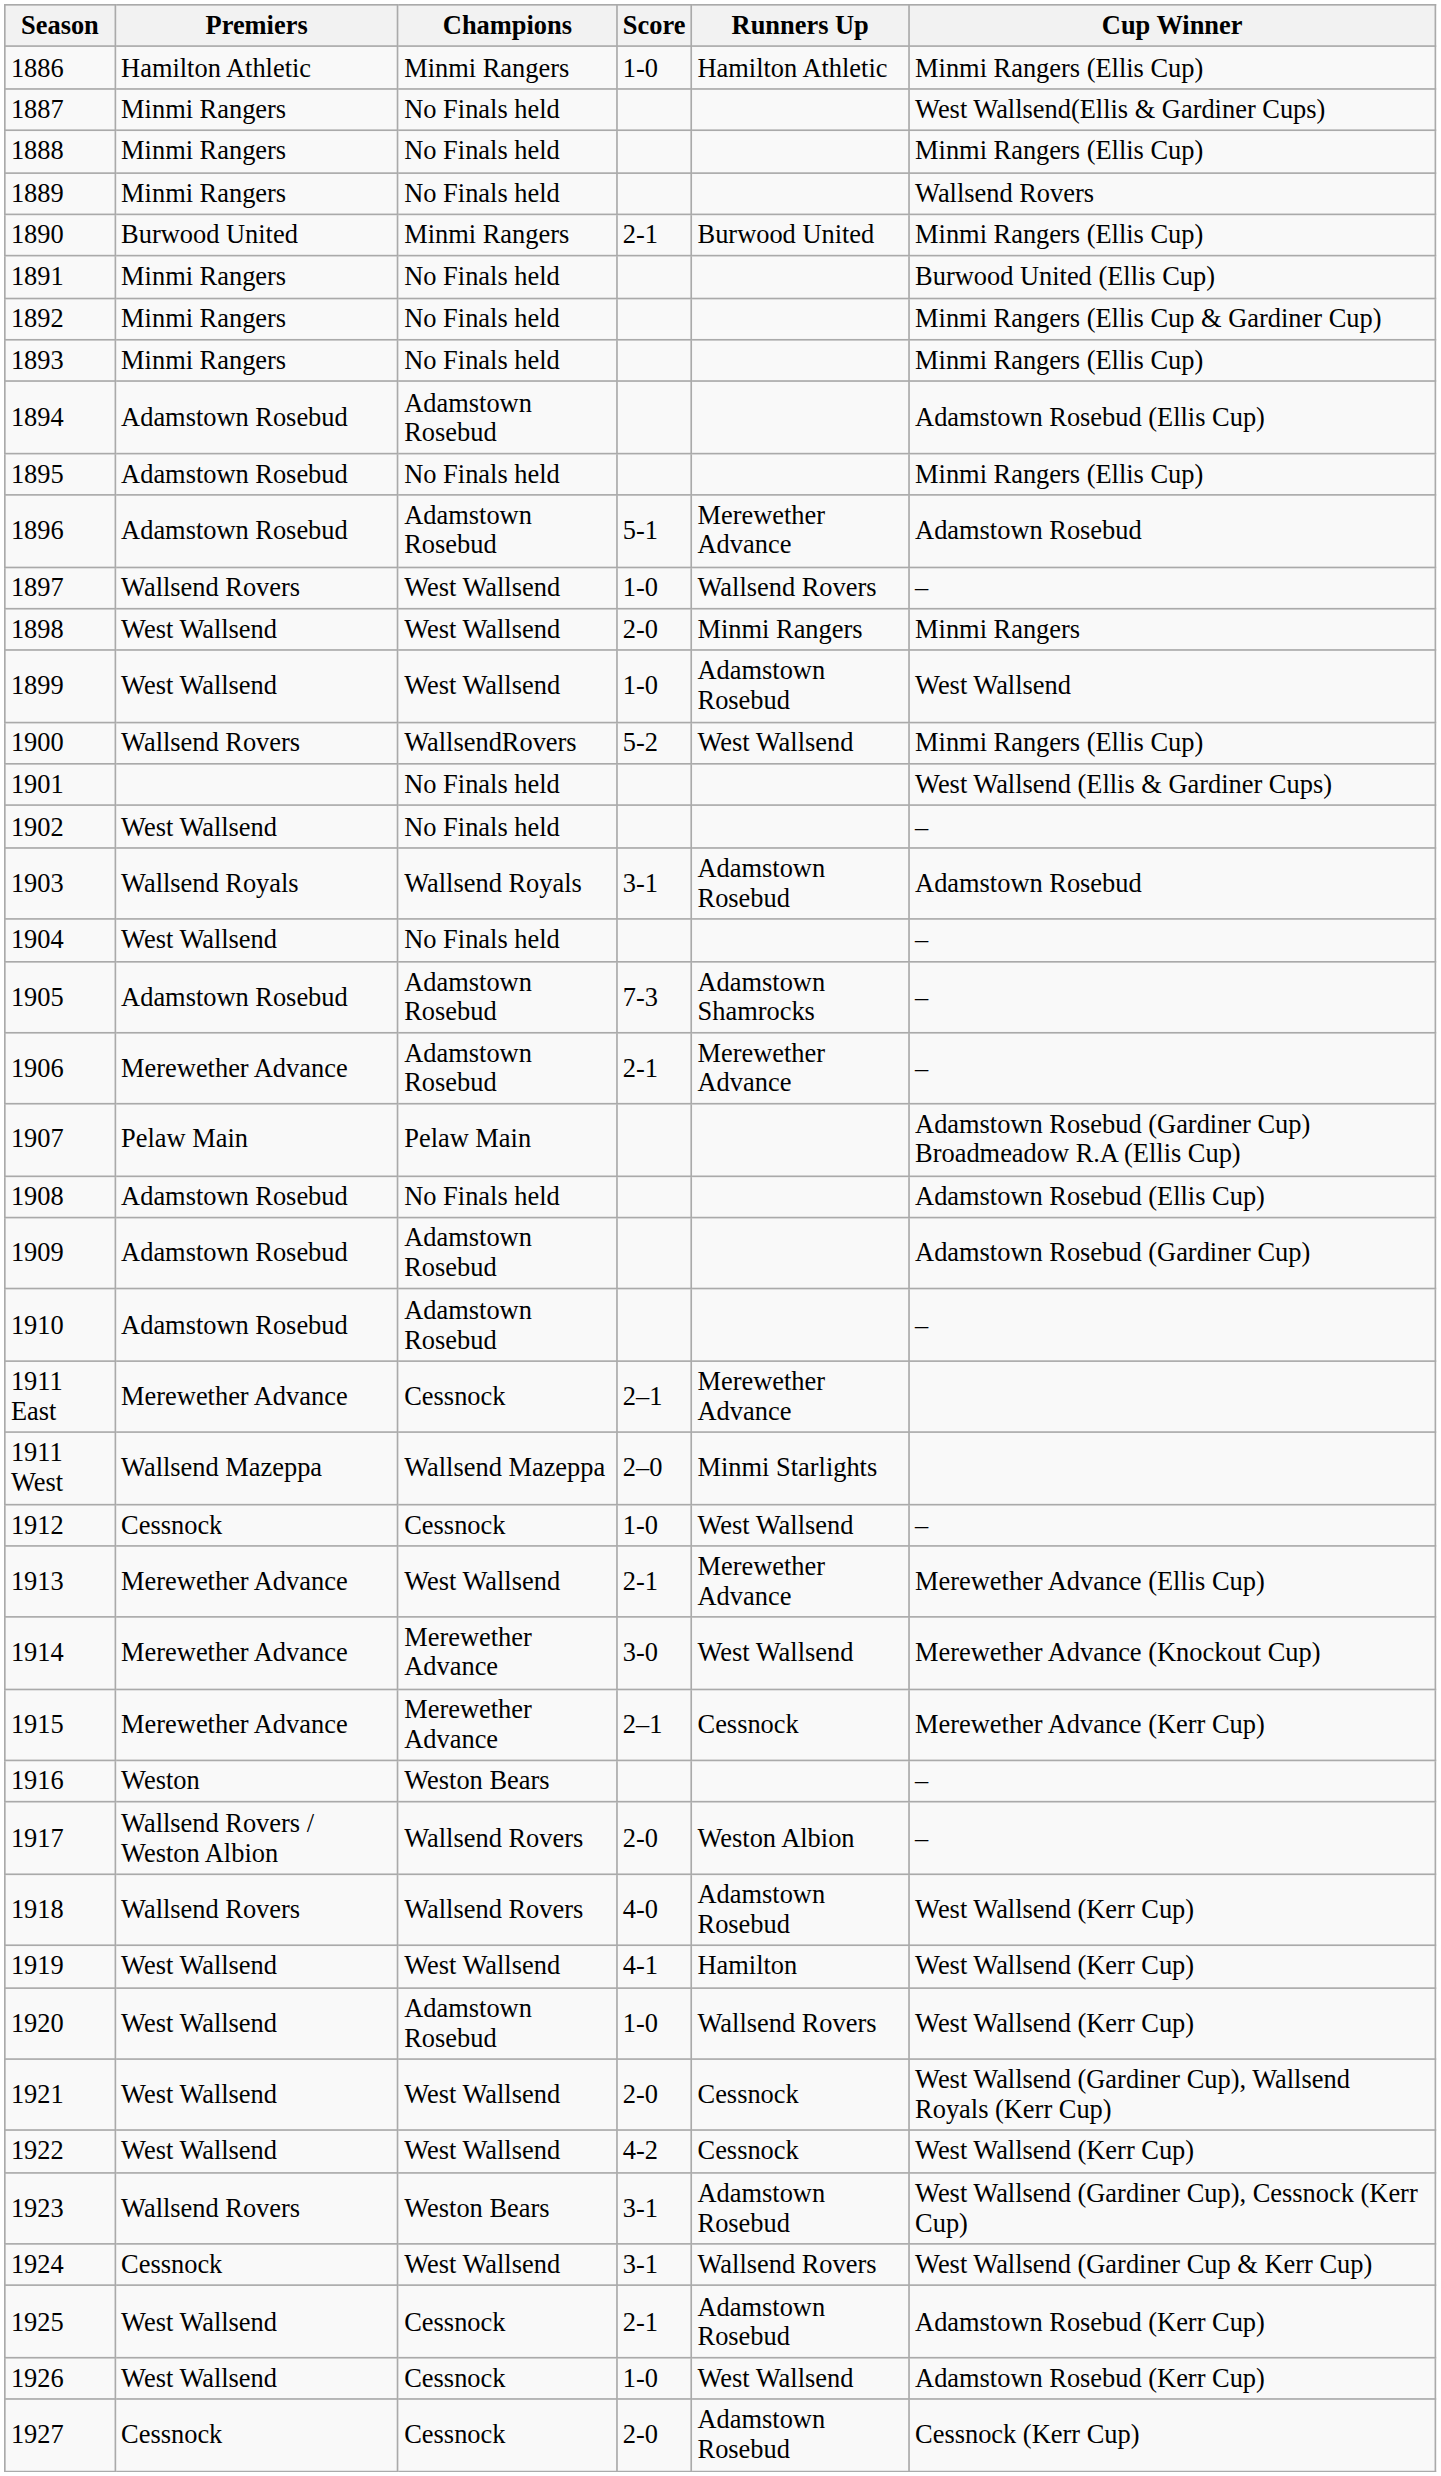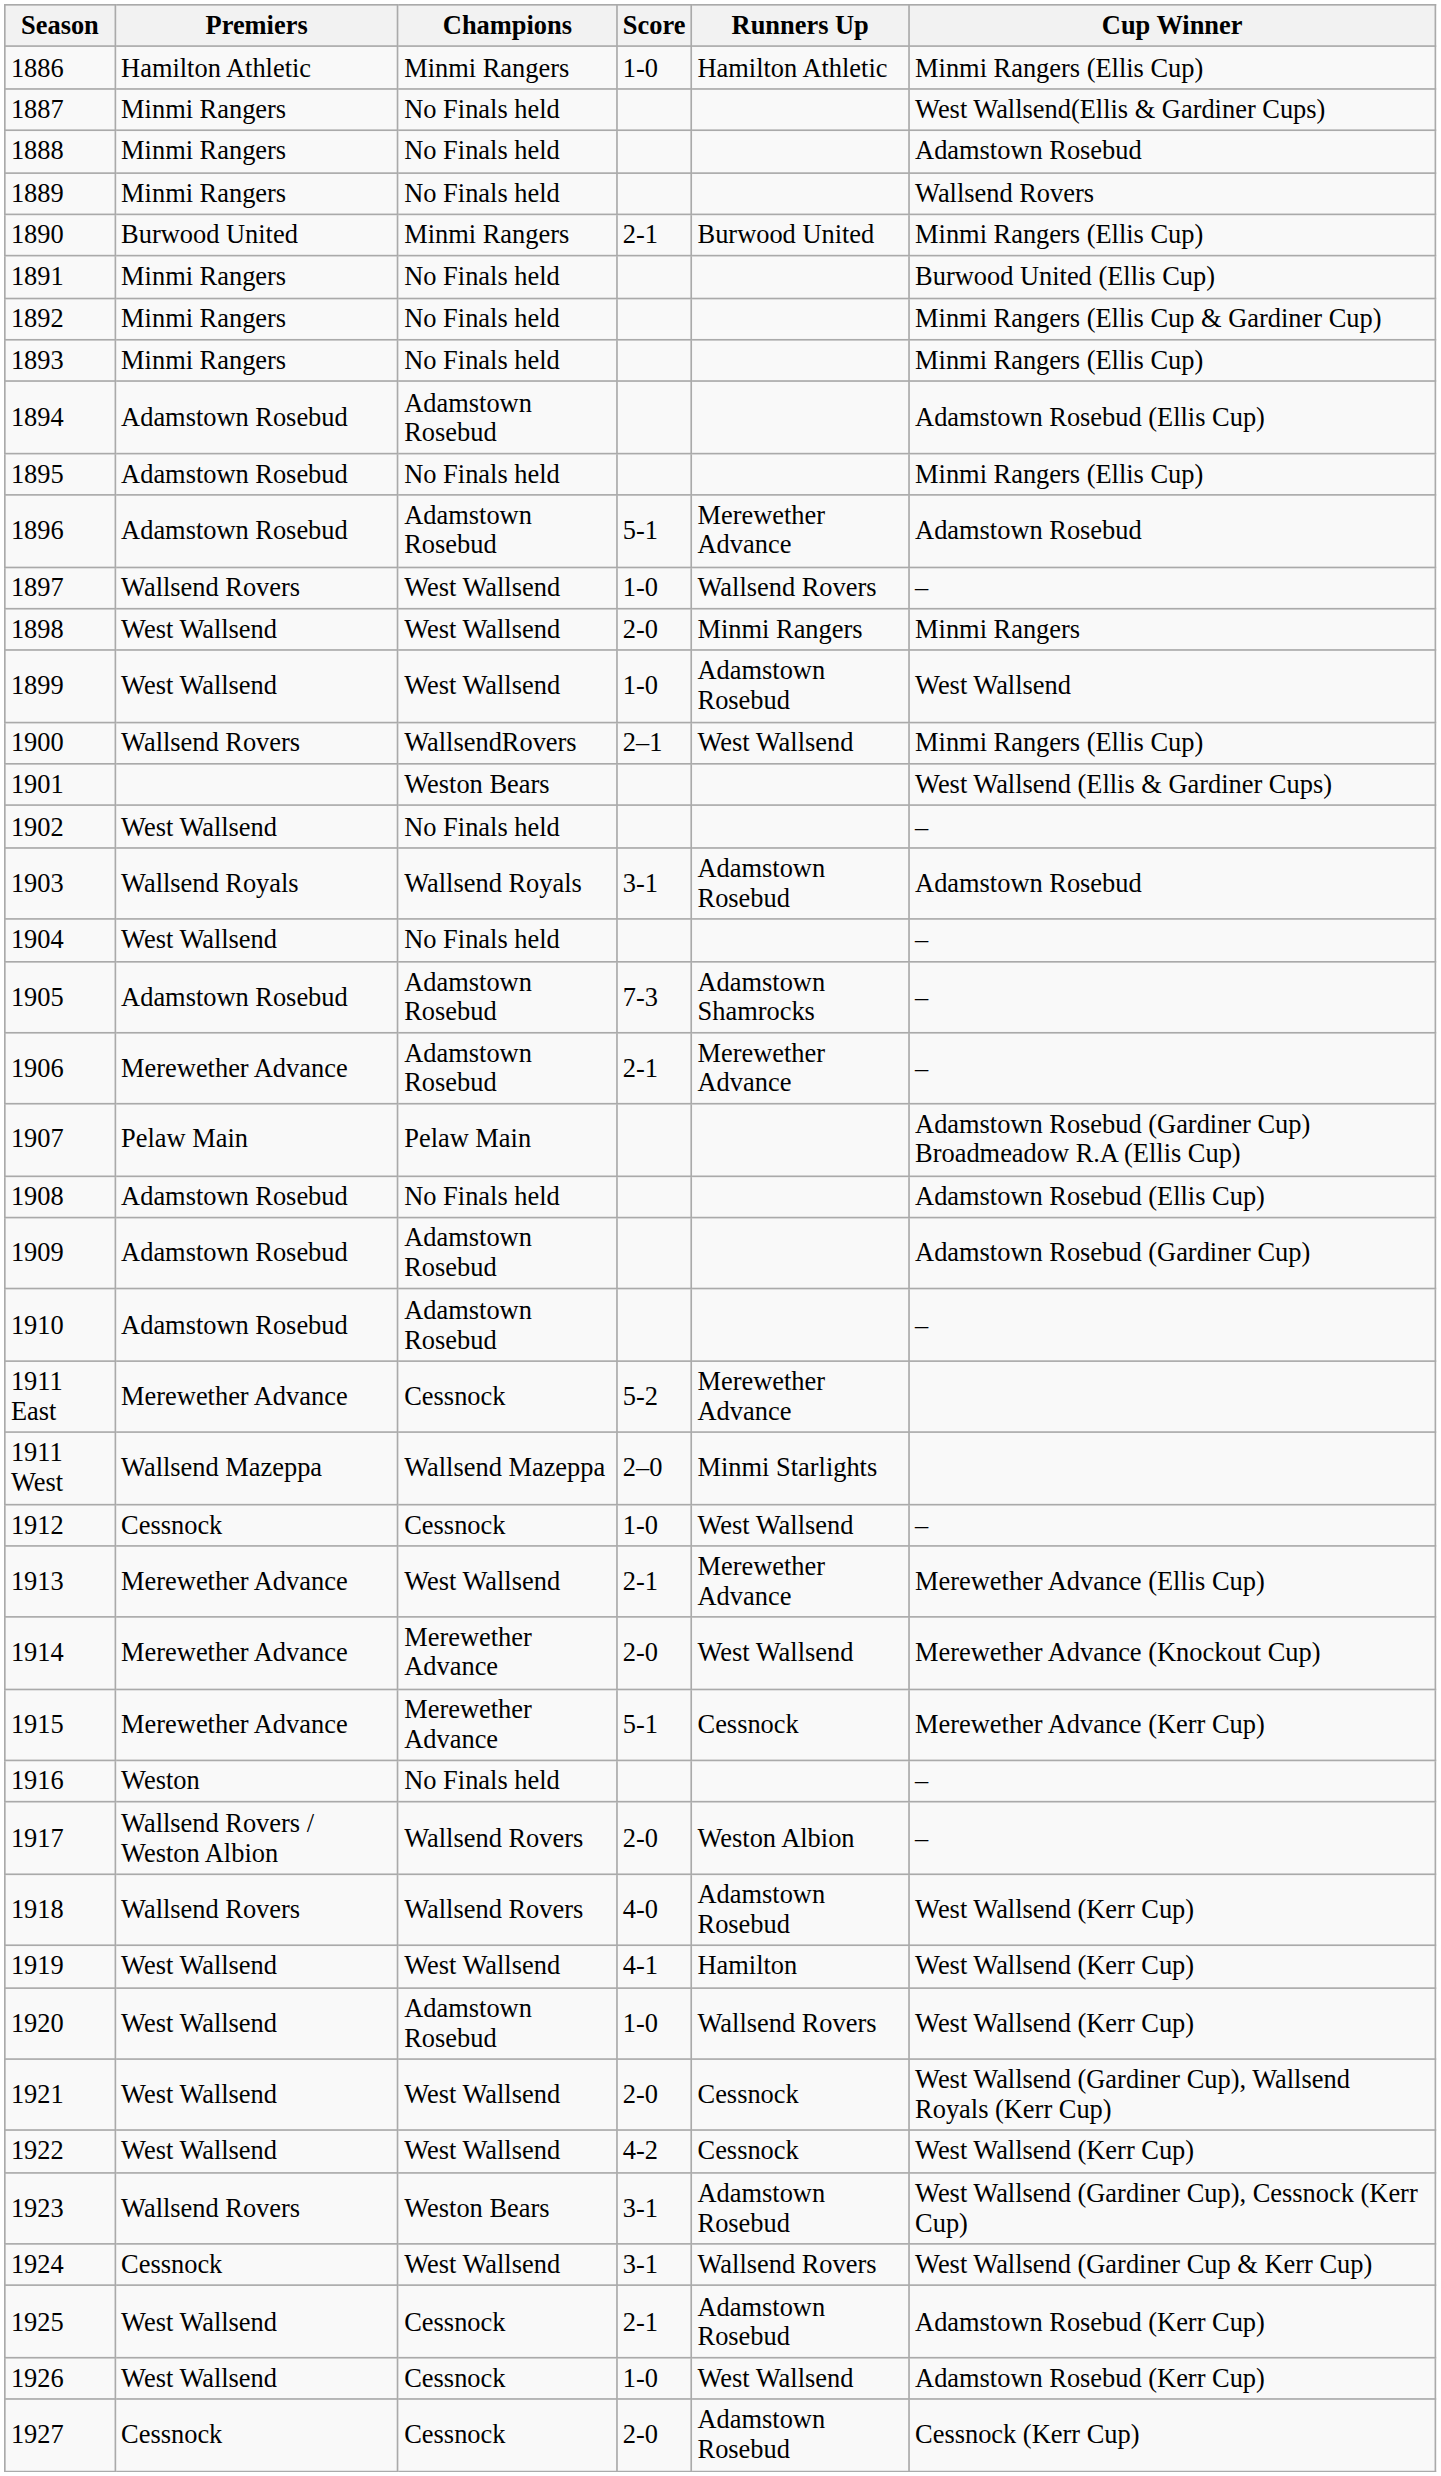(1059, 151) Minmi Rangers (Ellis Cup) -> (1028, 151) Adamstown Rosebud
(640, 742) 5-2 -> (643, 742) 2–1
(482, 784) No Finals held -> (477, 784) Weston Bears
(643, 1396) 2–1 -> (640, 1396) 5-2
(640, 1652) 3-0 -> (640, 1652) 2-0
(643, 1724) 2–1 -> (640, 1724) 5-1
(477, 1781) Weston Bears -> (482, 1781) No Finals held
